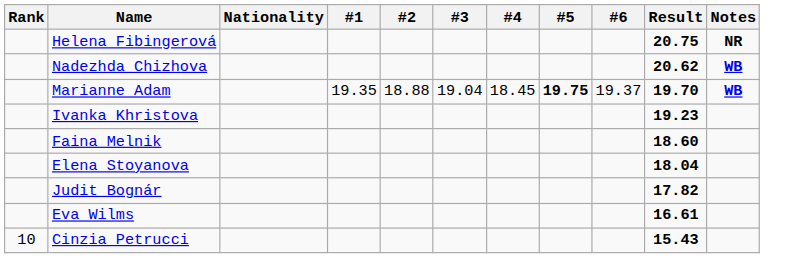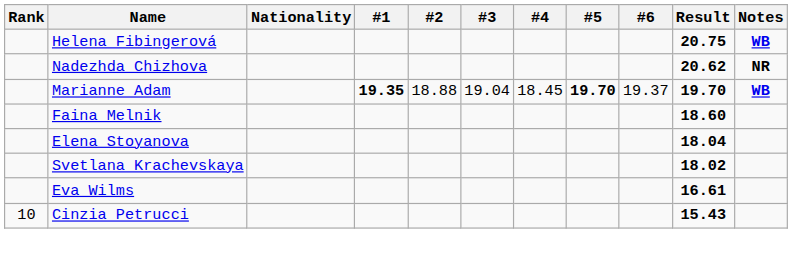(733, 42) NR -> (761, 42) WB
(733, 67) WB -> (761, 67) NR
(354, 91) normal -> (381, 91) bold
(566, 91) 19.75 -> (593, 91) 19.70
- row: (125, 116)
+ row: (148, 166)
- row: (107, 191)
